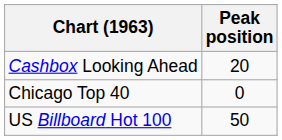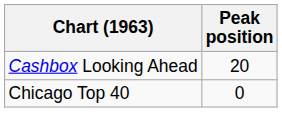- row: (90, 120)
